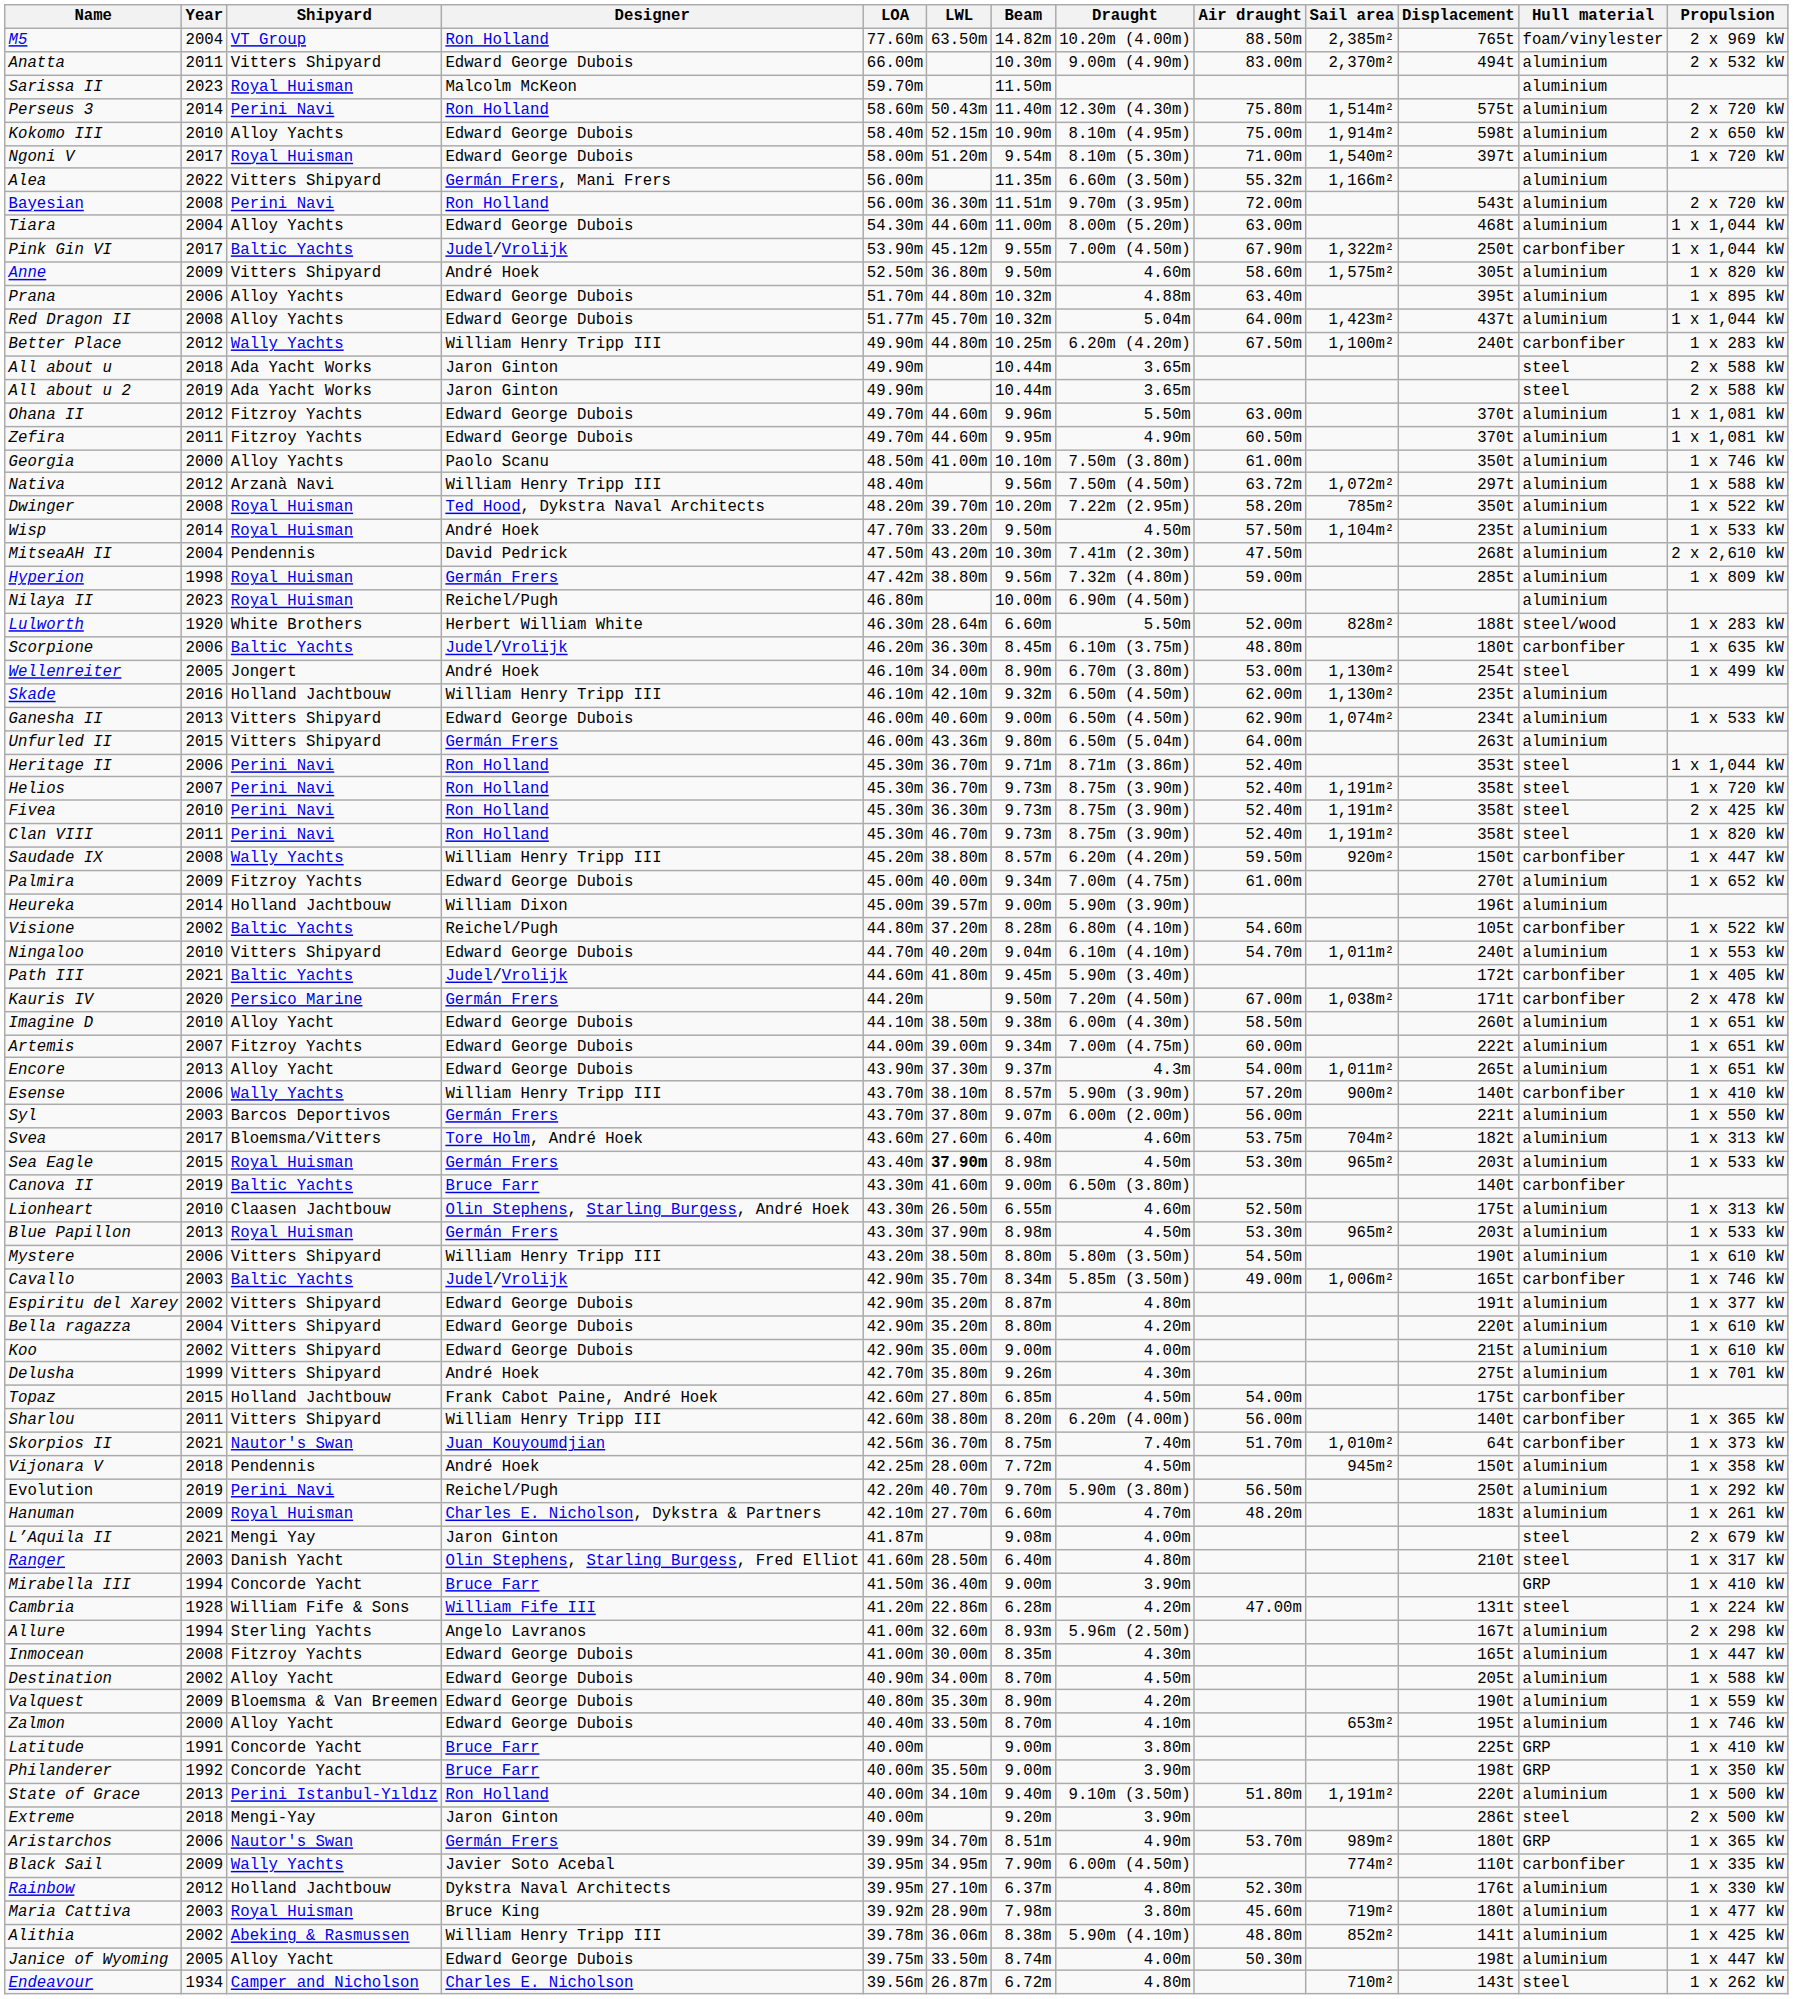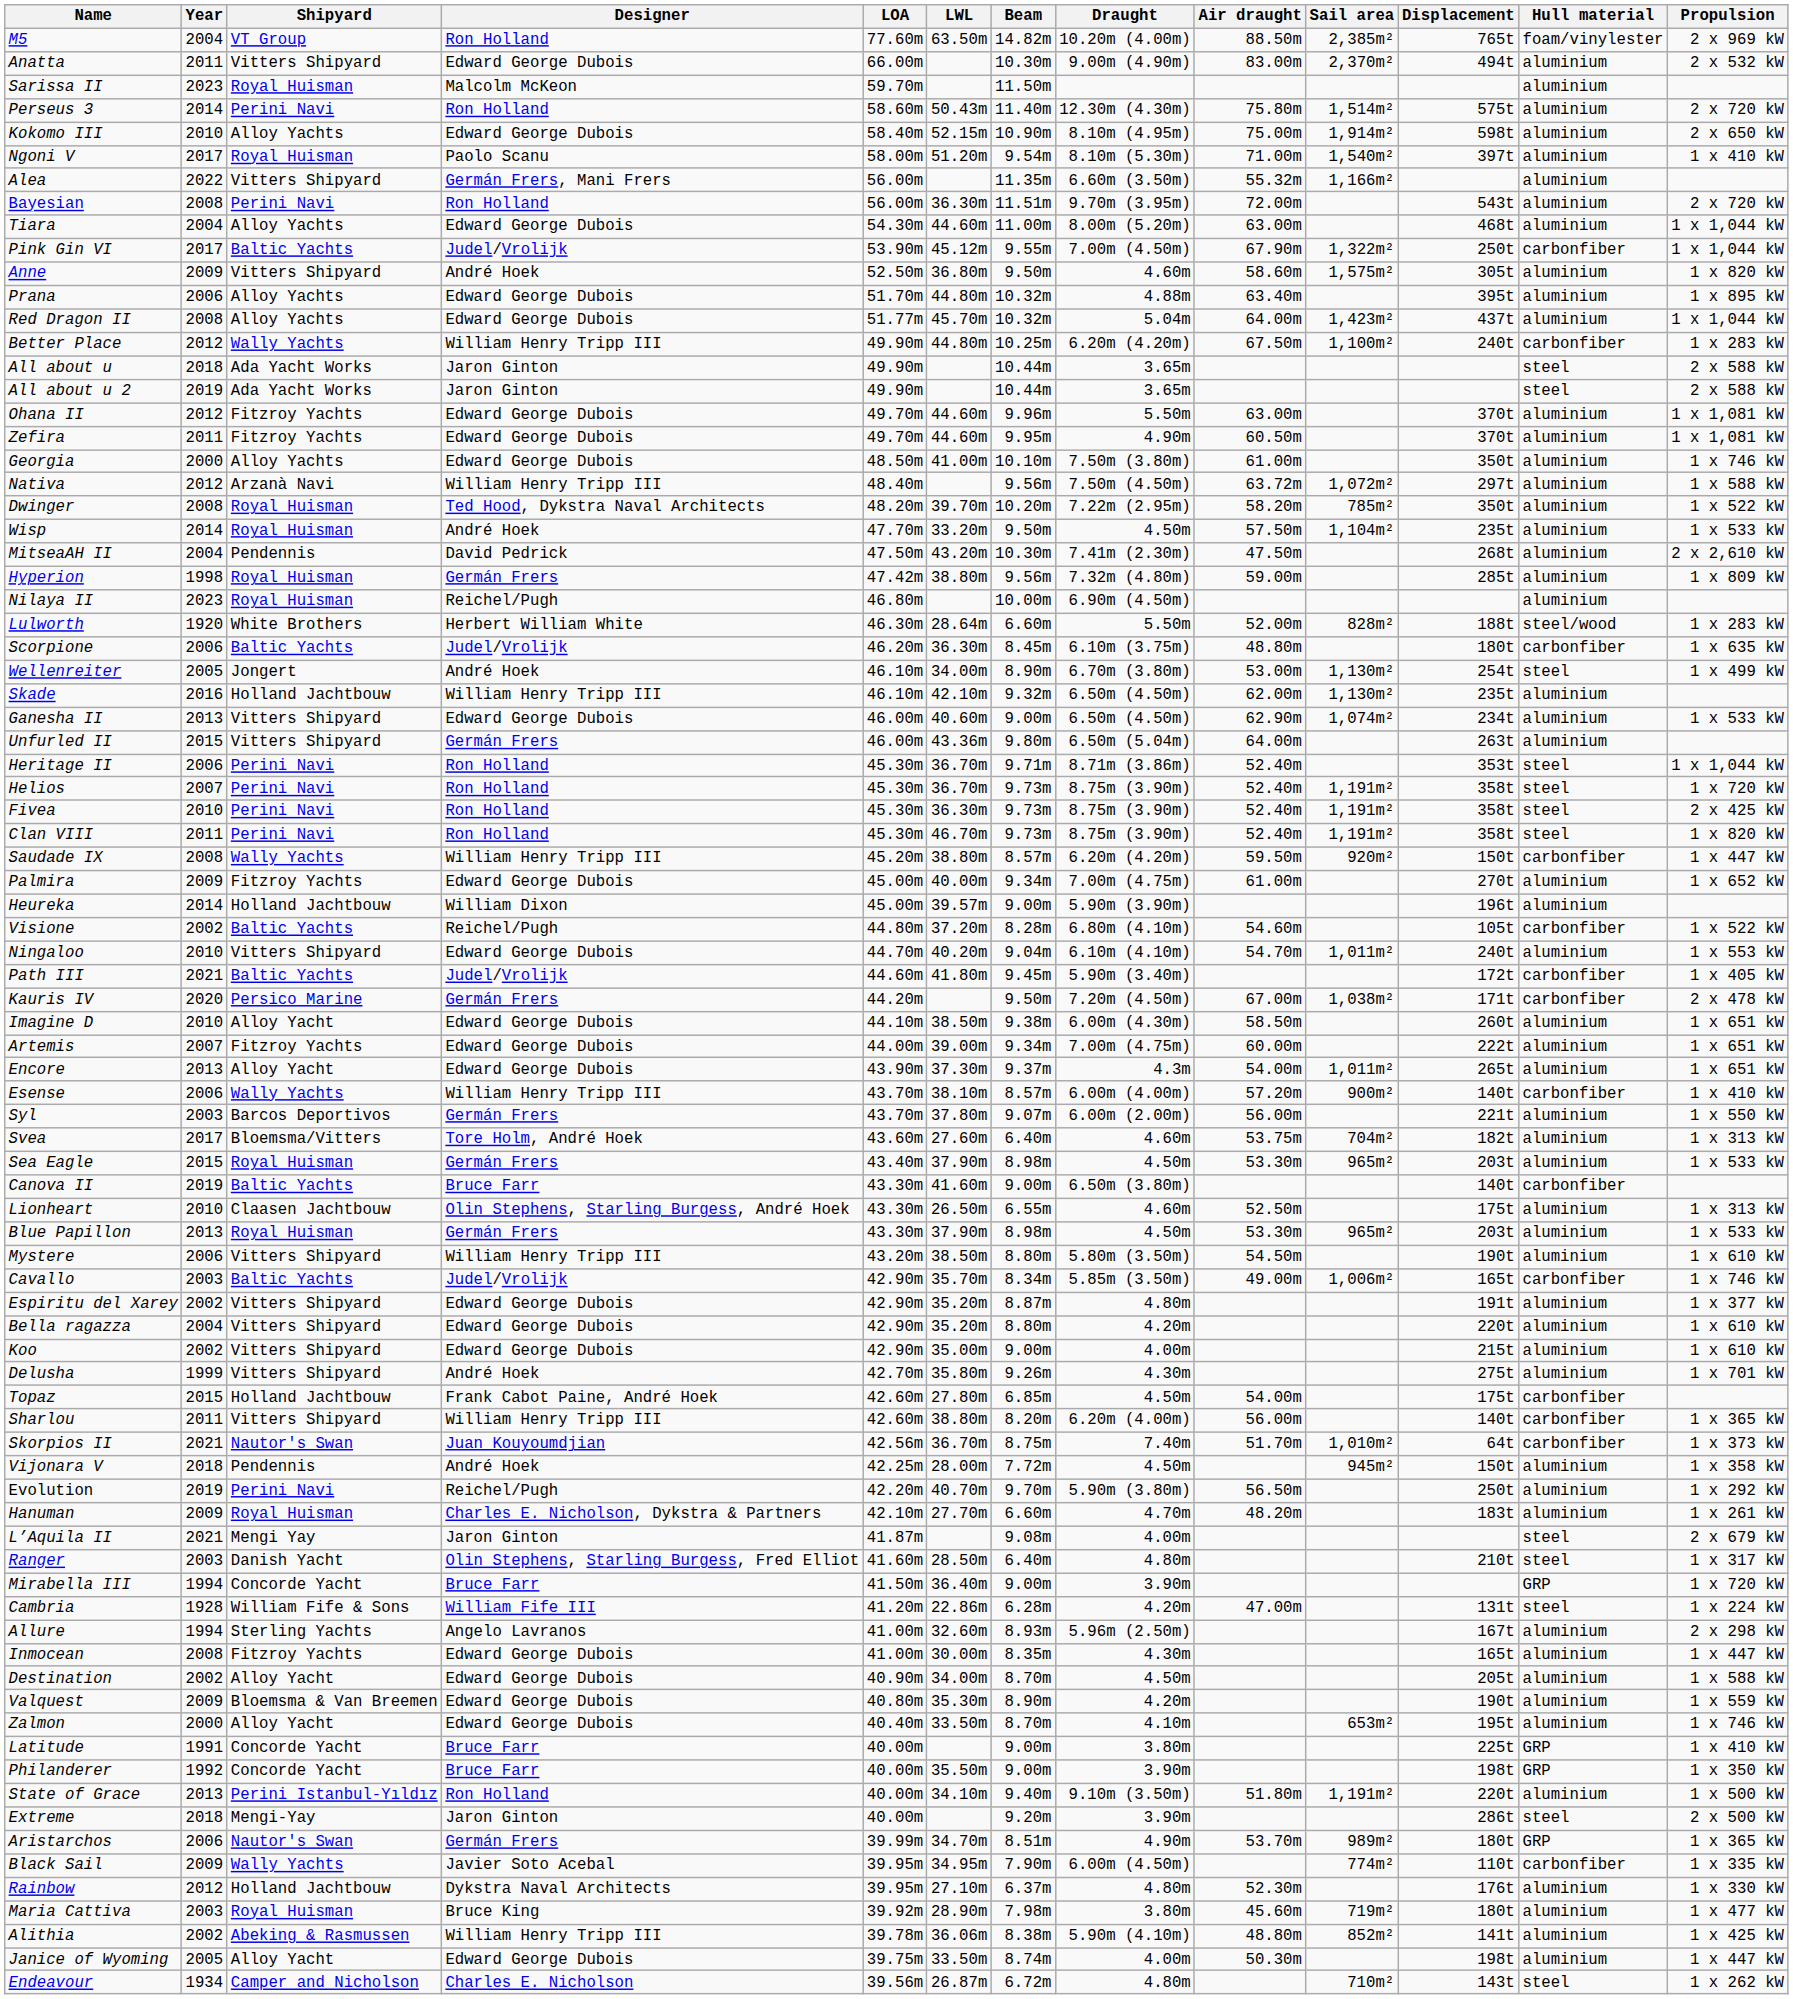(539, 156) Edward George Dubois -> (497, 156) Paolo Scanu
(1737, 156) 1 x 720 kW -> (1737, 156) 1 x 410 kW
(497, 460) Paolo Scanu -> (539, 460) Edward George Dubois
(1130, 1092) 5.90m (3.90m) -> (1130, 1092) 6.00m (4.00m)
(959, 1162) bold -> (959, 1162) normal
(1737, 1584) 1 x 410 kW -> (1737, 1584) 1 x 720 kW
